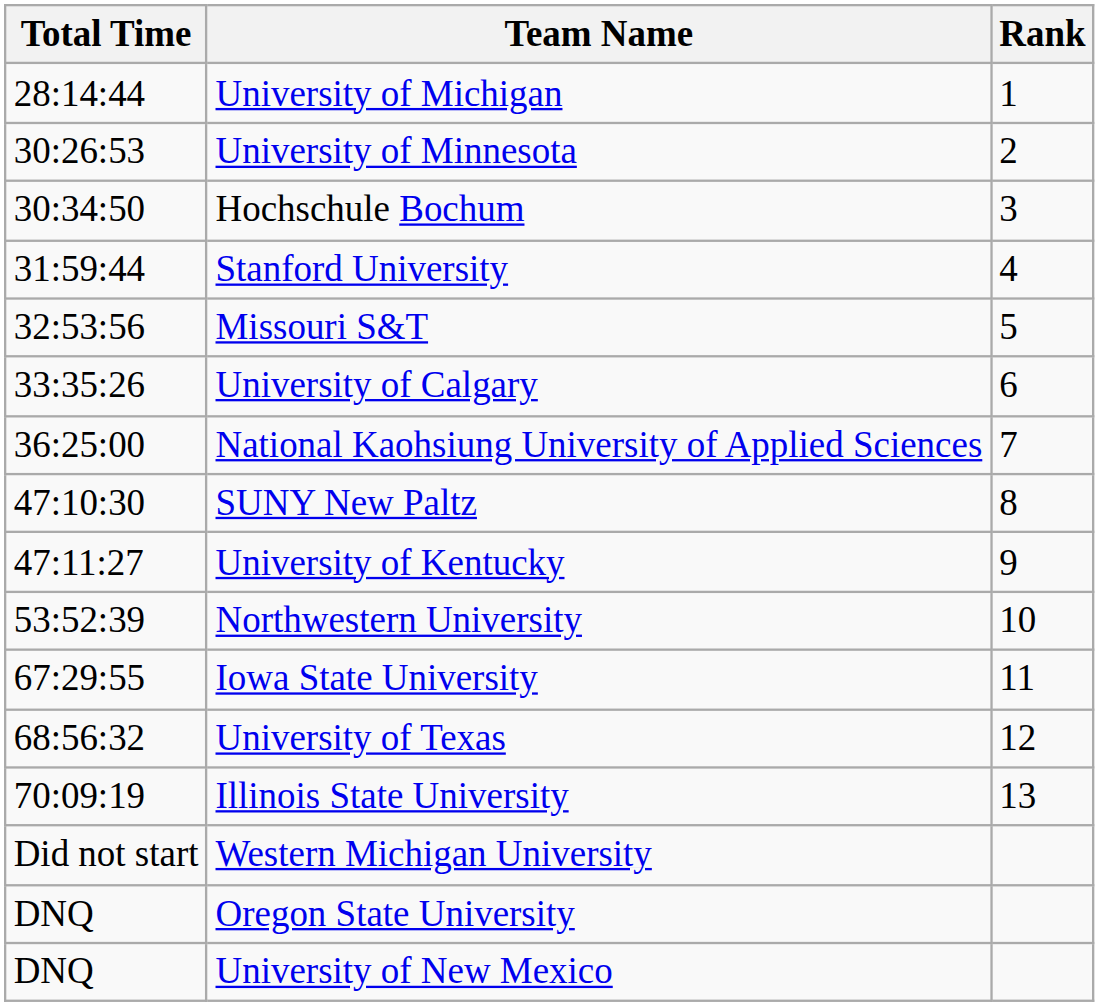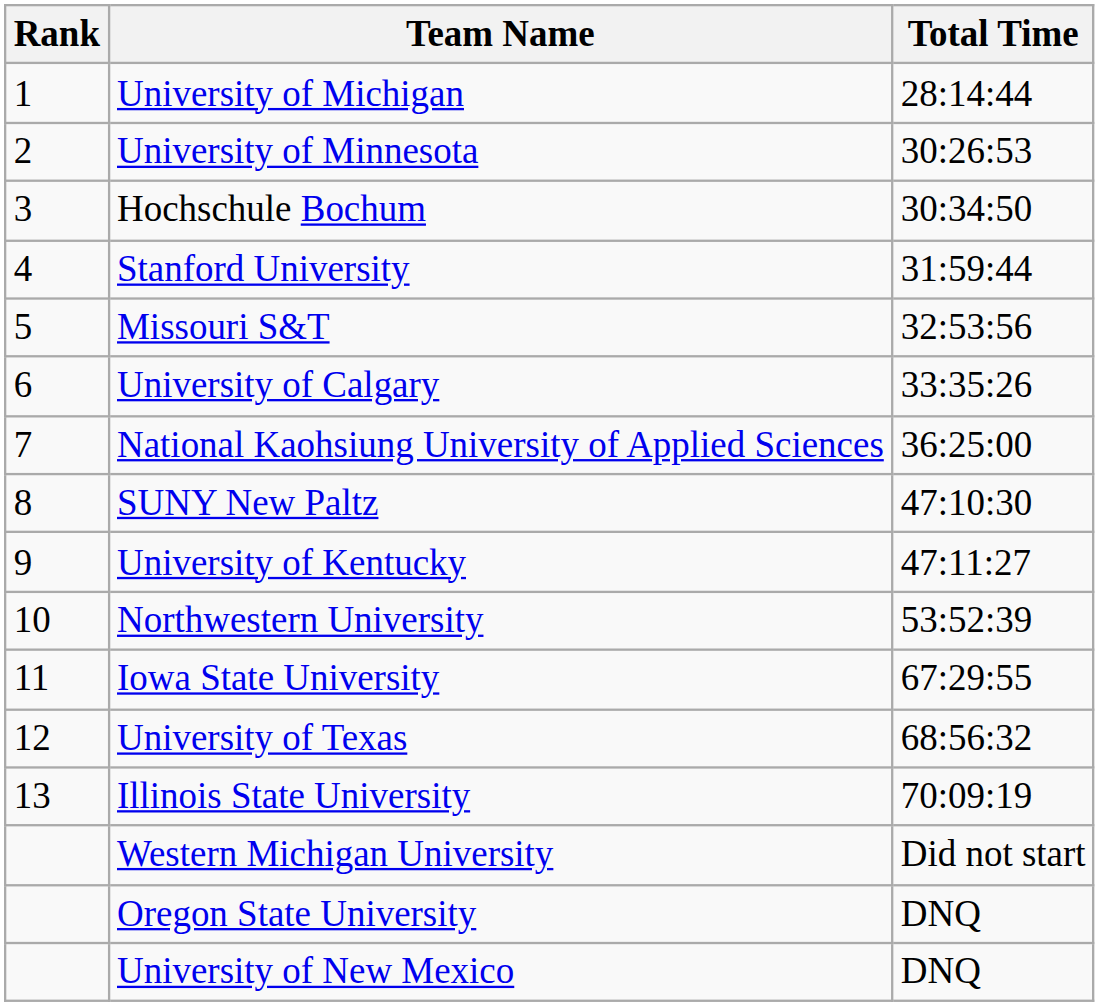columns swapped: (1042, 33) <-> (106, 33)
